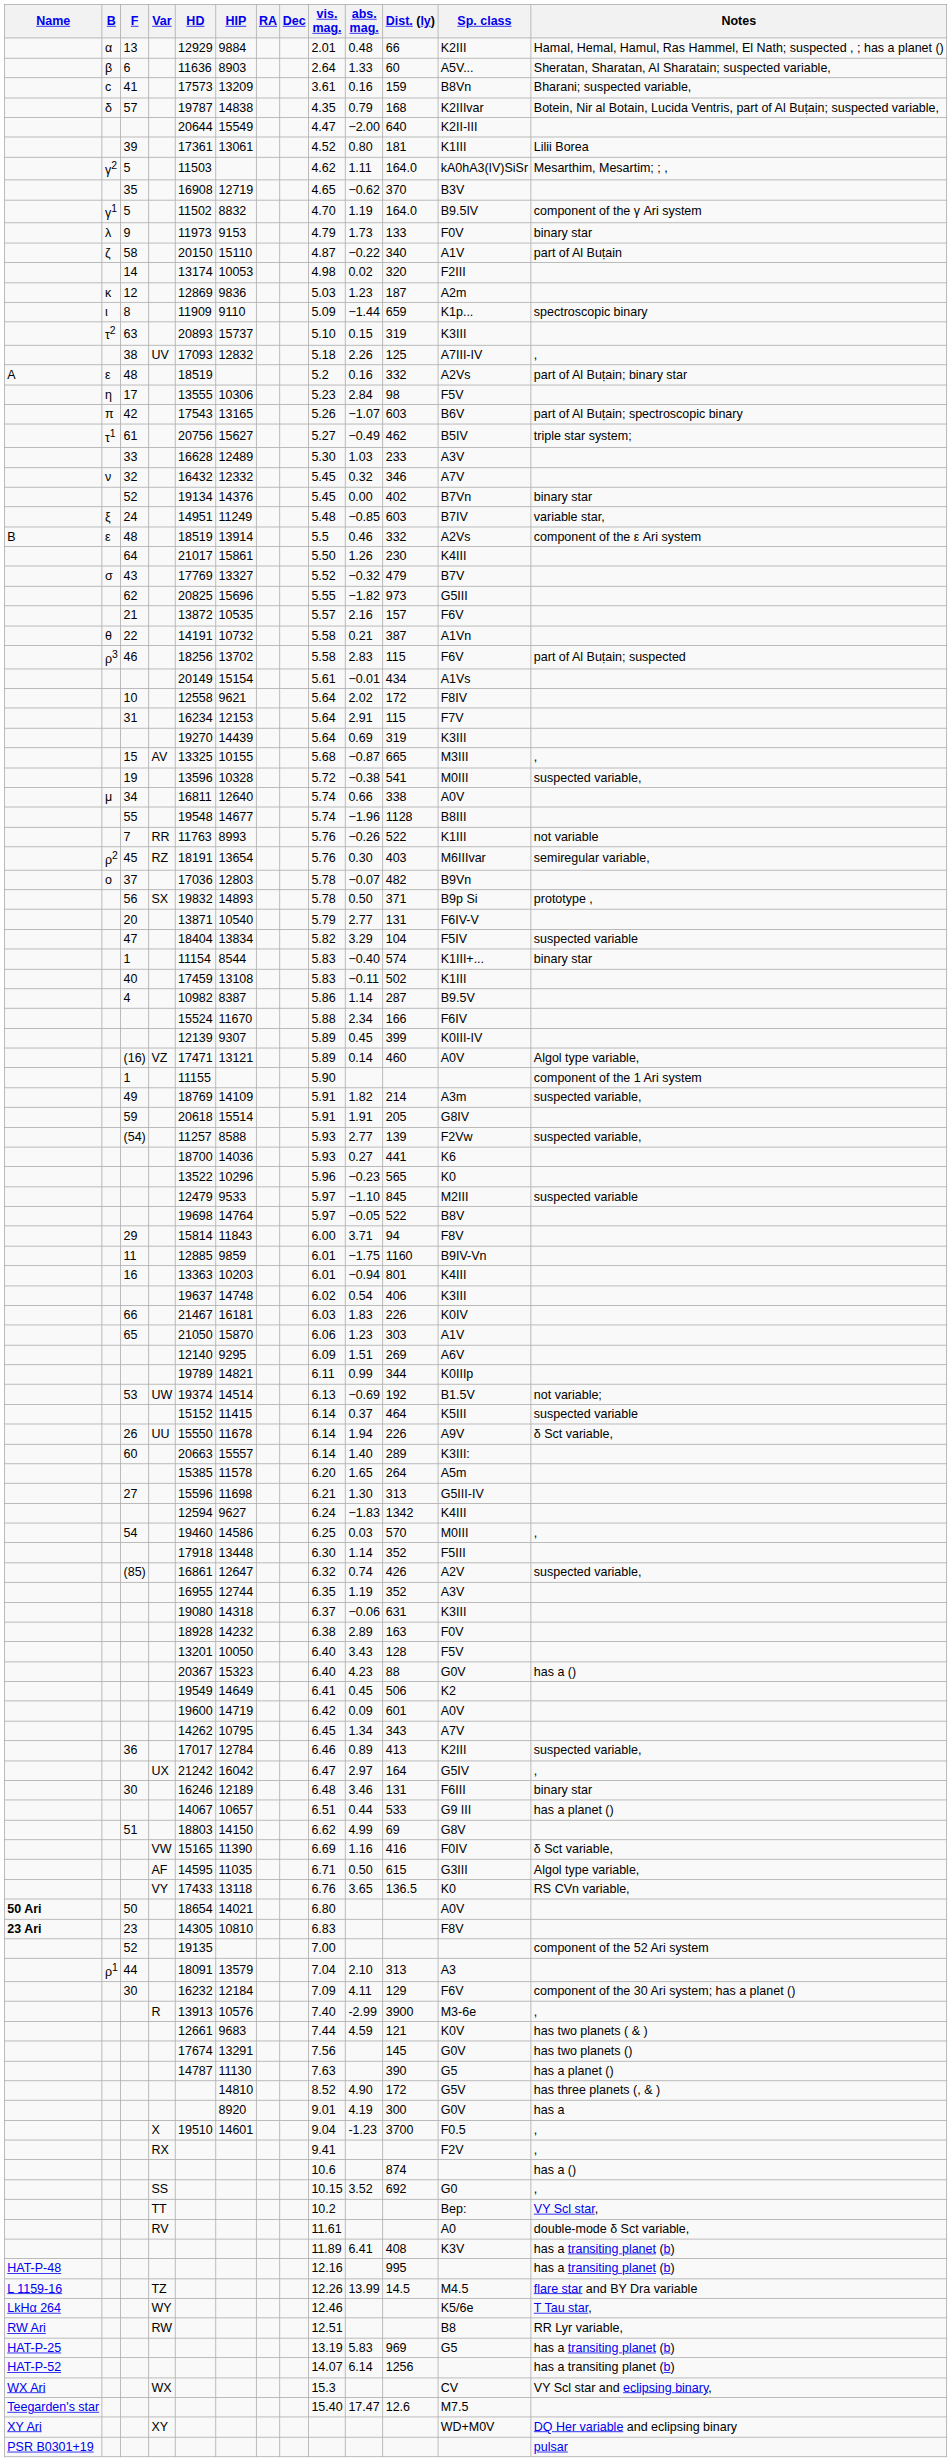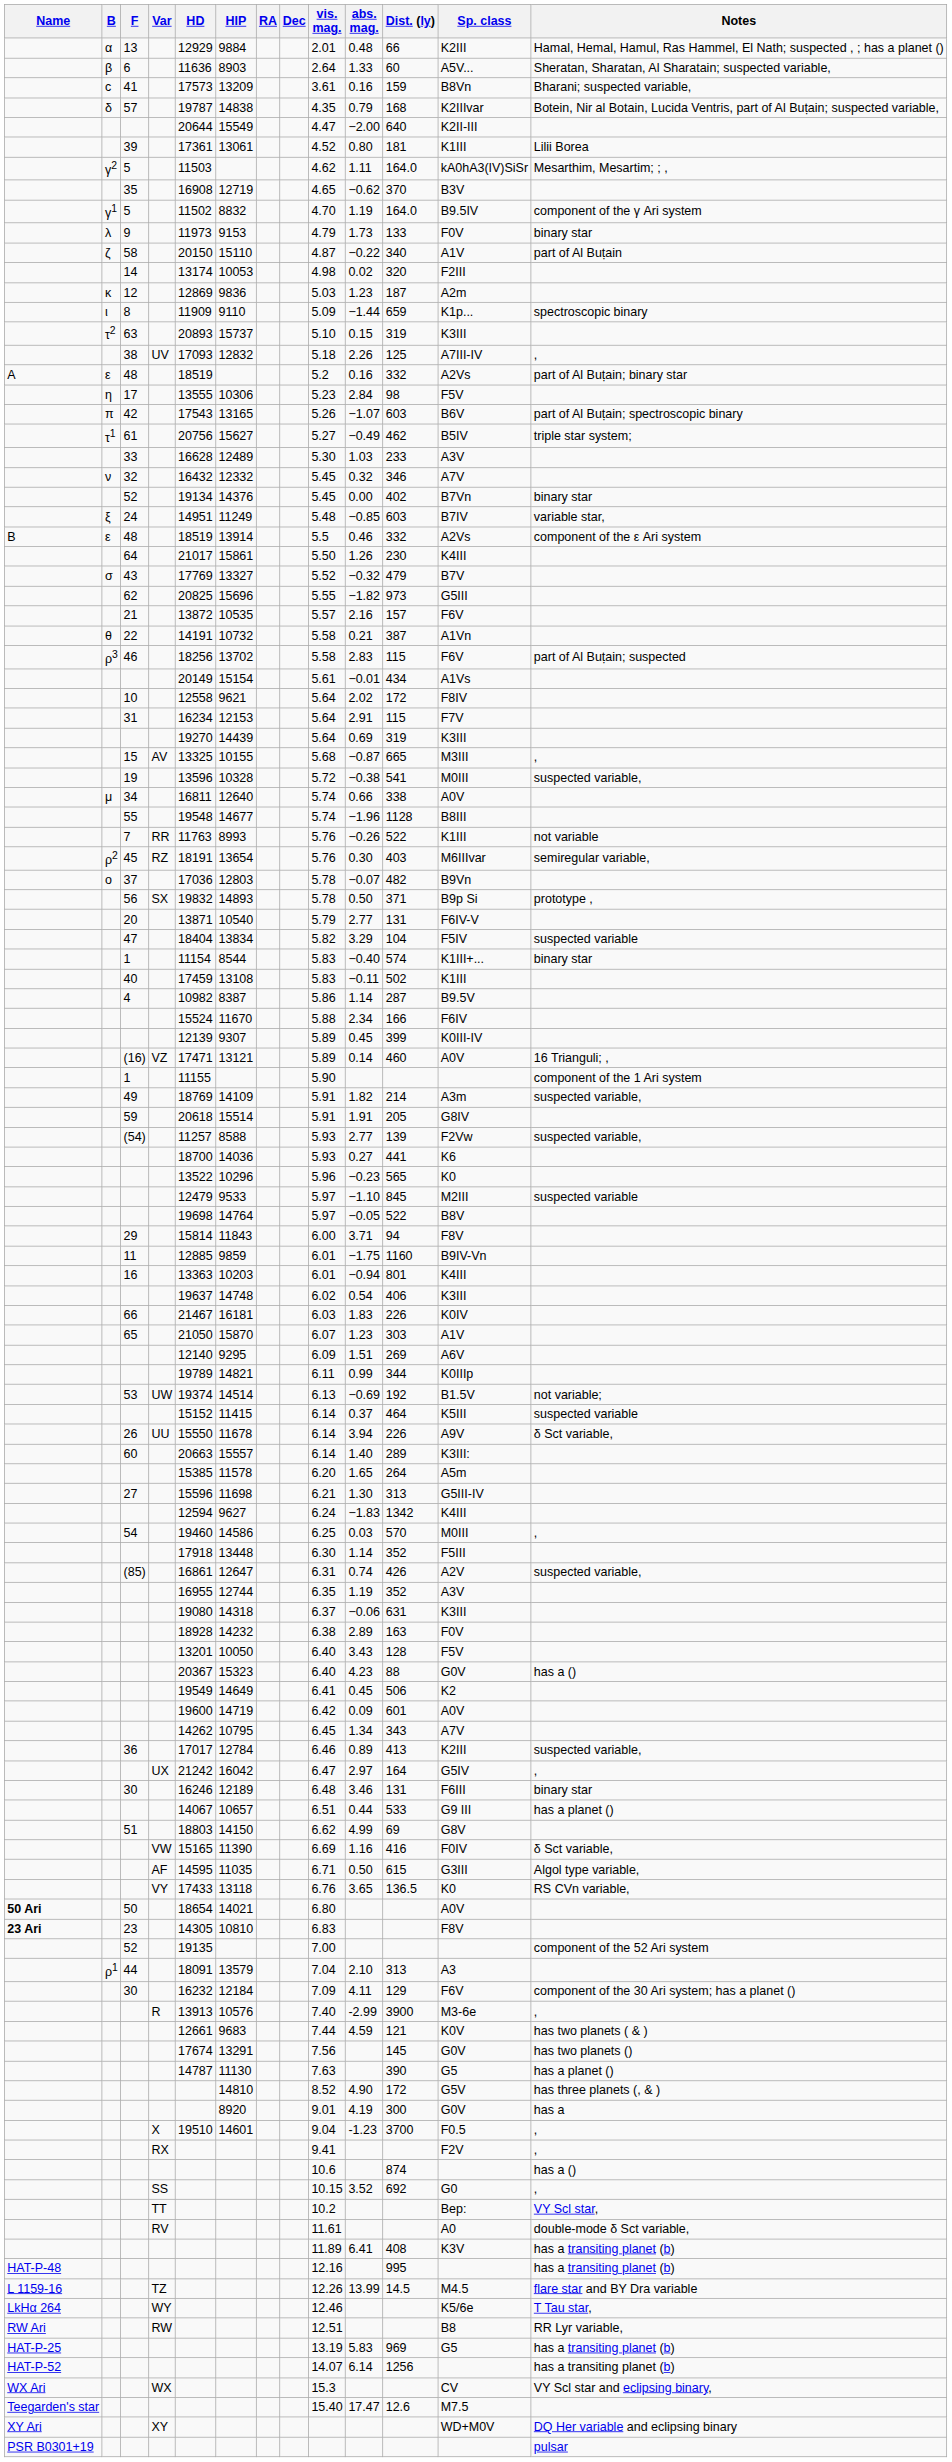(587, 1058) Algol type variable, -> (571, 1058) 16 Trianguli; ,
(324, 1335) 6.06 -> (324, 1335) 6.07
(361, 1434) 1.94 -> (361, 1434) 3.94
(324, 1572) 6.32 -> (324, 1572) 6.31
